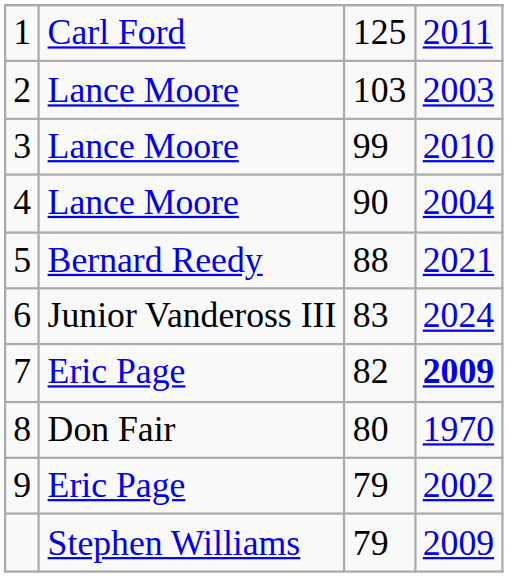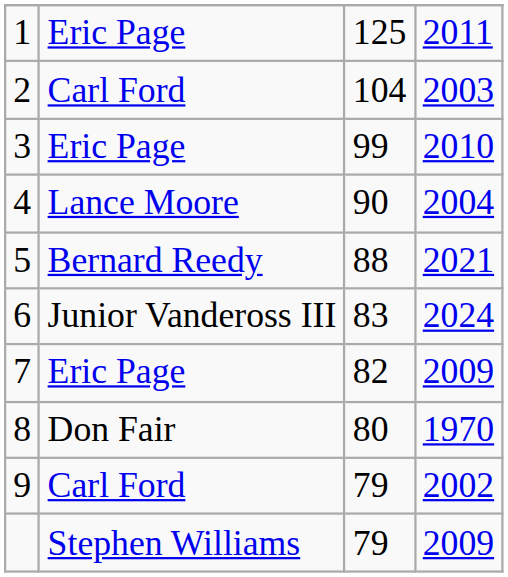(117, 32) Carl Ford -> (116, 32) Eric Page
(143, 89) Lance Moore -> (117, 89) Carl Ford
(380, 89) 103 -> (380, 89) 104
(143, 145) Lance Moore -> (116, 145) Eric Page
(458, 372) bold -> (458, 372) normal
(116, 485) Eric Page -> (117, 485) Carl Ford
